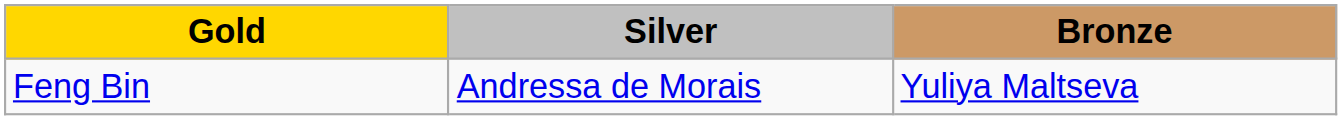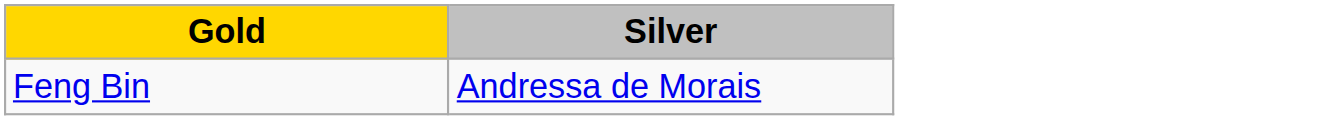- column: (1115, 31)
